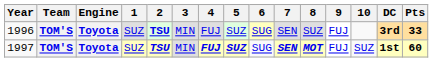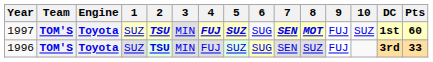rows swapped: (21, 31) <-> (21, 49)
